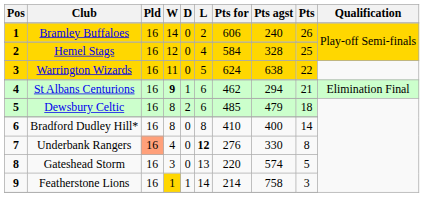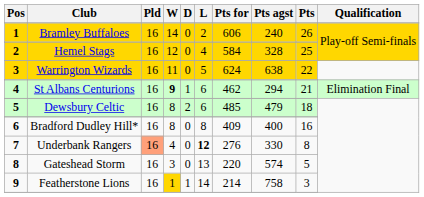(232, 126) 410 -> (232, 126) 409
(307, 126) 14 -> (307, 126) 16
